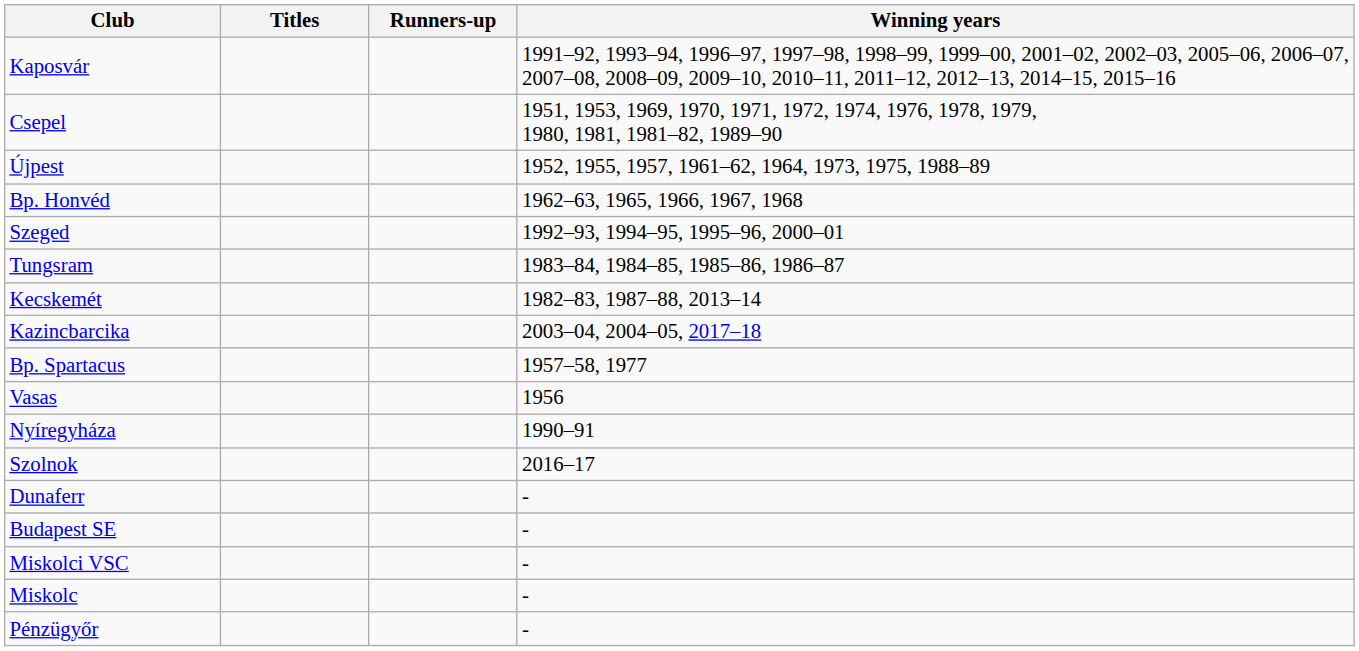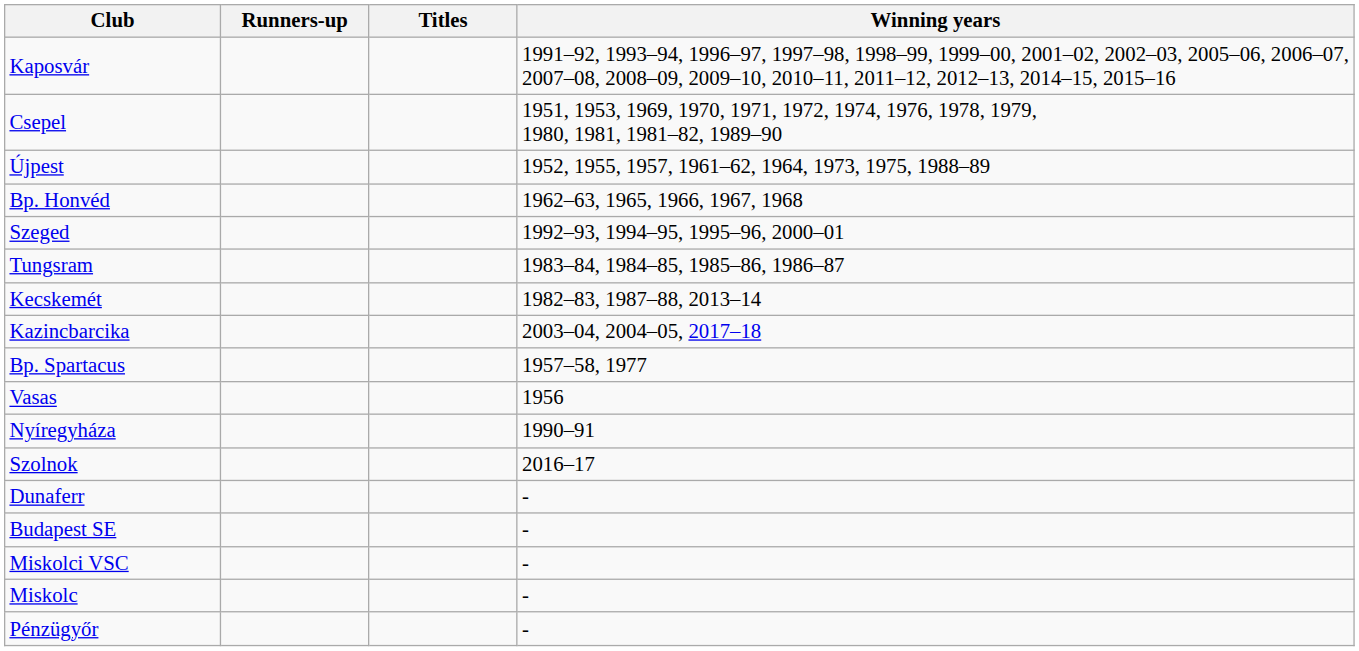columns swapped: (295, 20) <-> (443, 20)
